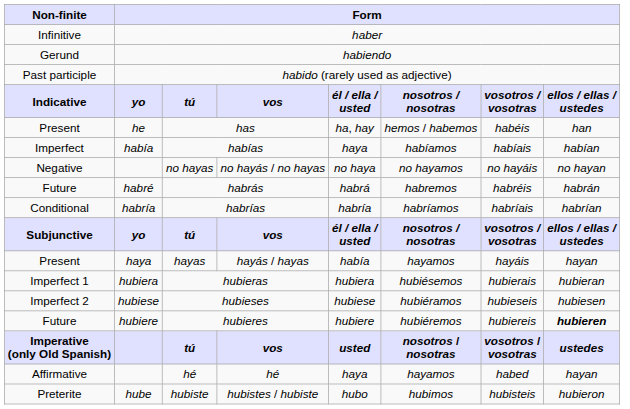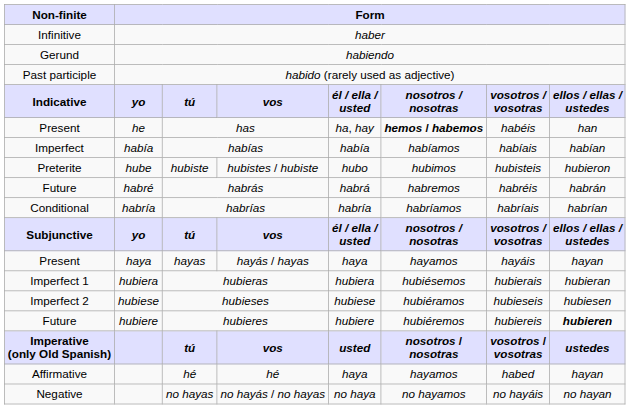(431, 128) normal -> (434, 128) bold
(355, 148) haya -> (355, 148) había
rows swapped: (190, 394) <-> (190, 168)
(355, 261) había -> (355, 261) haya
